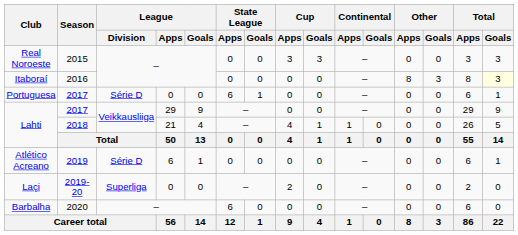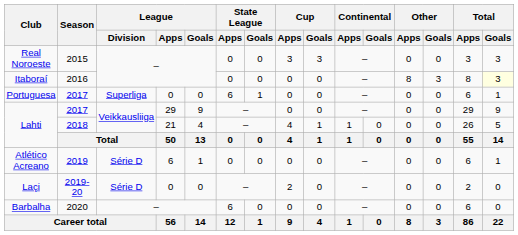(126, 94) Série D -> (126, 94) Superliga
(126, 186) Superliga -> (126, 186) Série D
